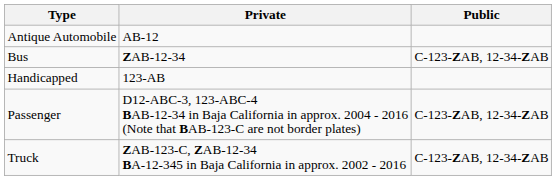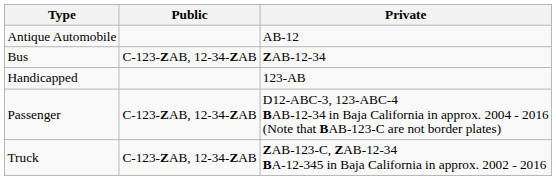columns swapped: (265, 15) <-> (482, 15)
